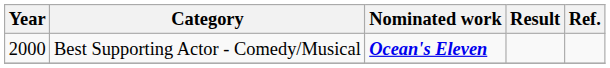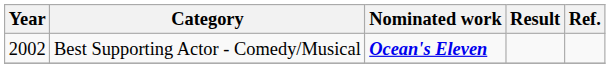(27, 48) 2000 -> (27, 48) 2002
